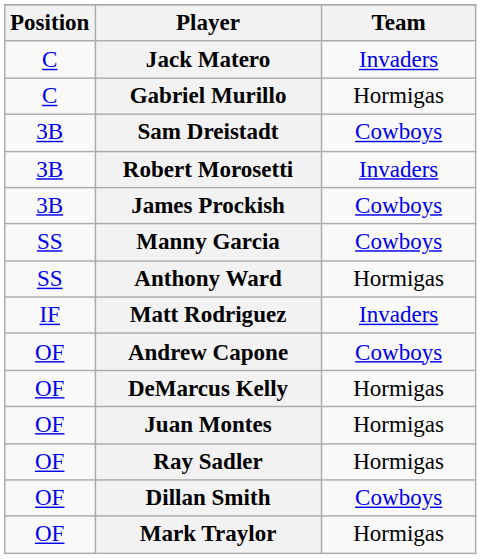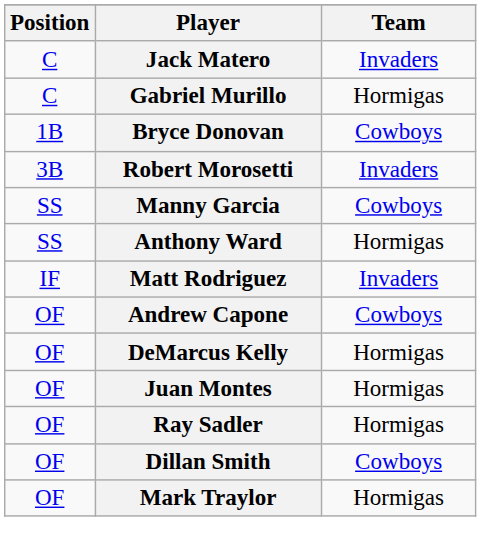+ row: (208, 132)
- row: (208, 132)
- row: (208, 205)
